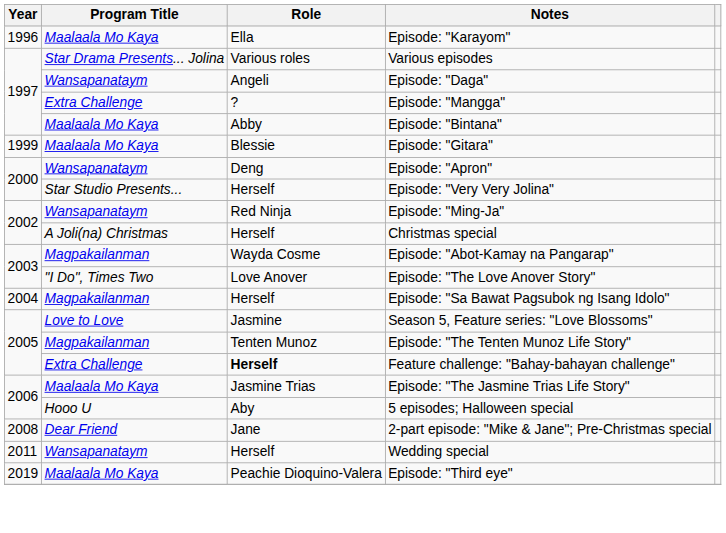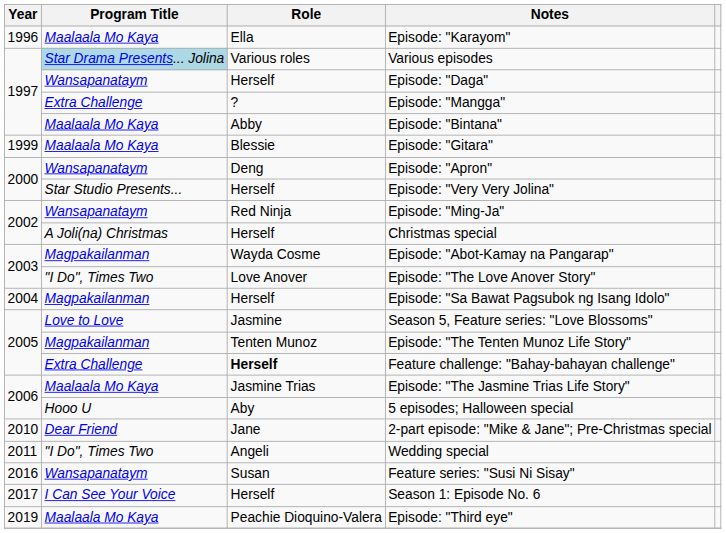(134, 59) no background -> (134, 59) lightblue background
(250, 80) Angeli -> (252, 80) Herself
(23, 430) 2008 -> (23, 430) 2010
(96, 451) Wansapanataym -> (99, 451) "I Do", Times Two
(252, 451) Herself -> (250, 451) Angeli
+ row: (481, 473)
+ row: (464, 495)
